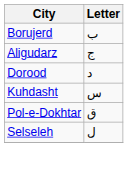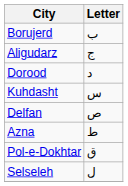+ row: (24, 112)
+ row: (21, 132)
